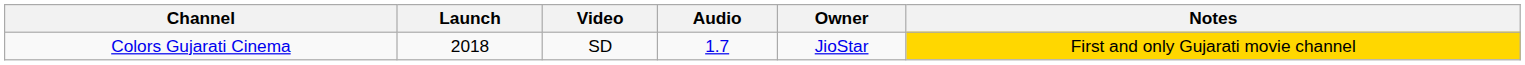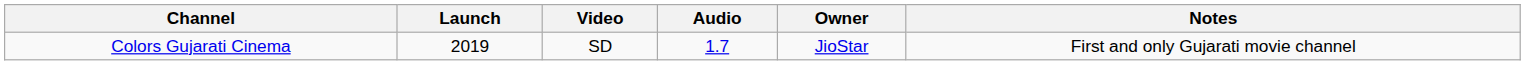(470, 46) 2018 -> (470, 46) 2019
(1213, 46) gold background -> (1213, 46) no background
